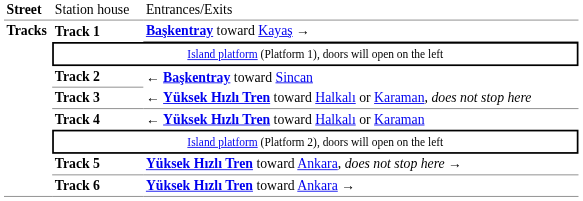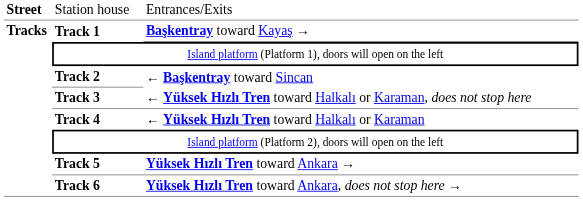(304, 164) Yüksek Hızlı Tren toward Ankara, does not stop here → -> (250, 164) Yüksek Hızlı Tren toward Ankara →
(250, 185) Yüksek Hızlı Tren toward Ankara → -> (304, 185) Yüksek Hızlı Tren toward Ankara, does not stop here →
